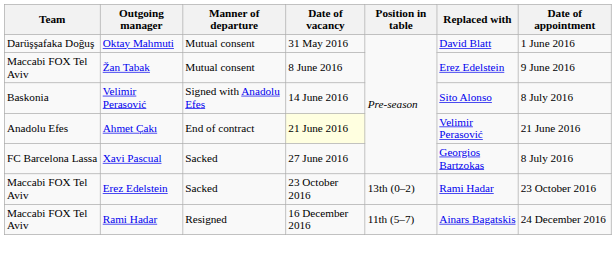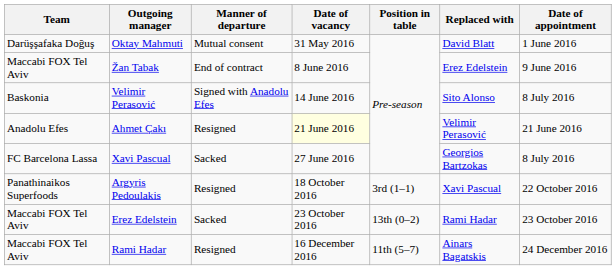(220, 67) Mutual consent -> (228, 67) End of contract
(220, 128) End of contract -> (215, 128) Resigned
+ row: (136, 189)
